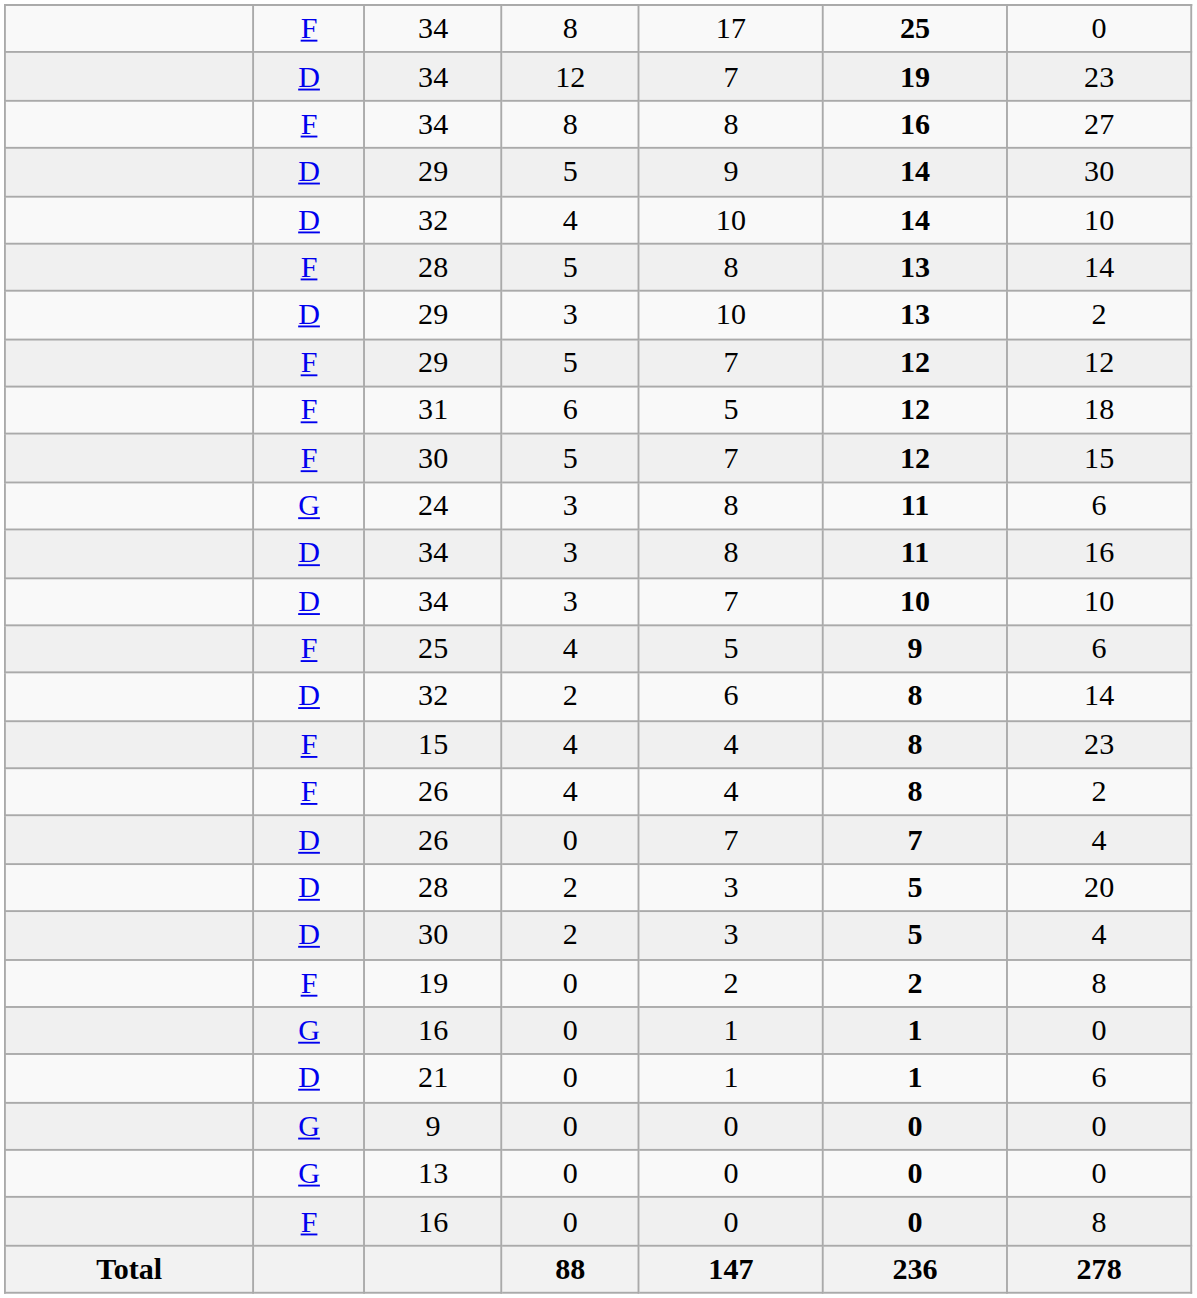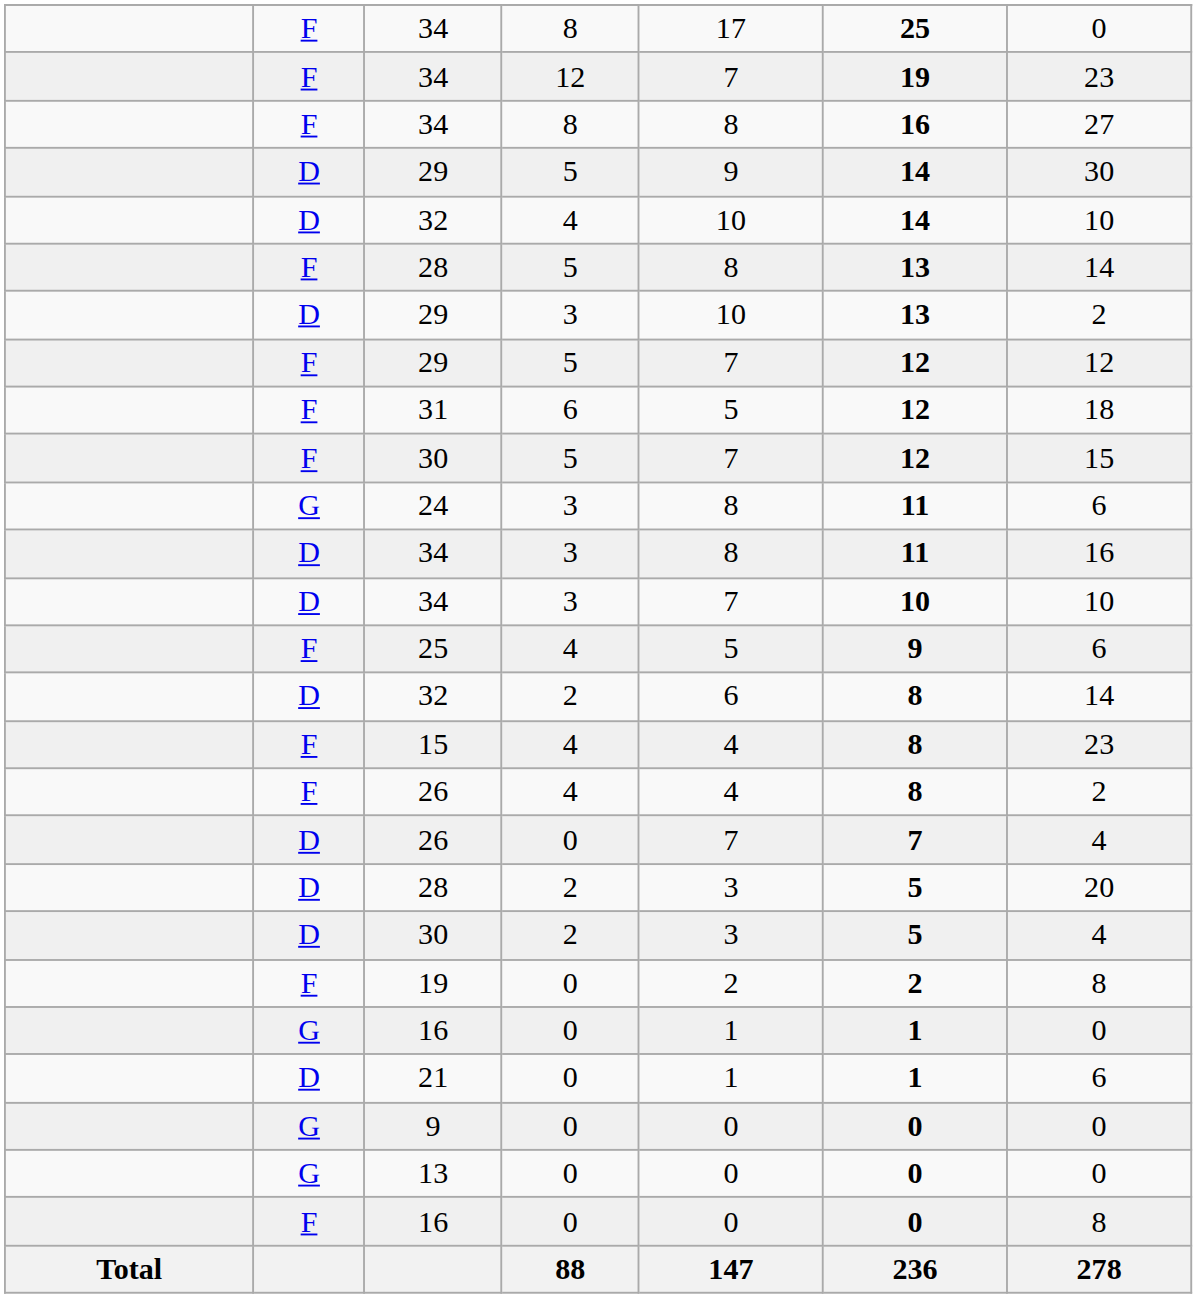(309, 76) D -> (309, 76) F
